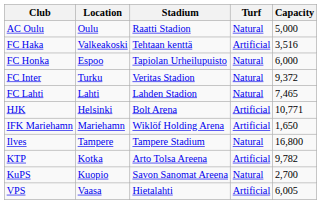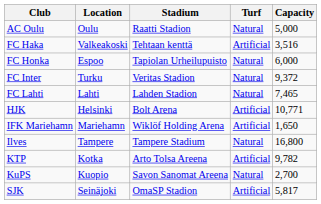+ row: (15, 191)
- row: (16, 191)
